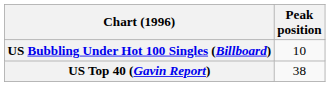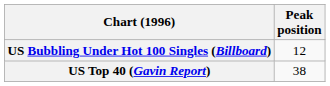(299, 50) 10 -> (299, 50) 12
